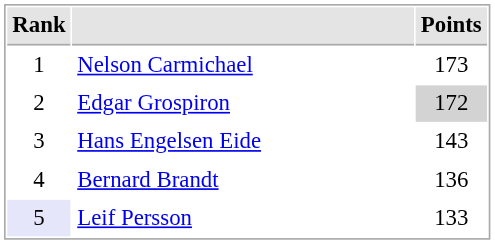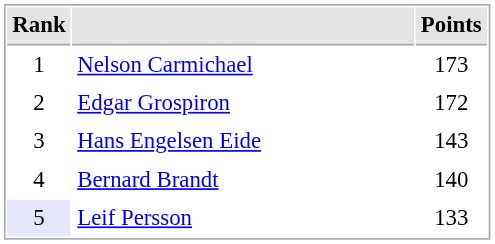(451, 103) lightgrey background -> (451, 103) no background
(451, 179) 136 -> (451, 179) 140
